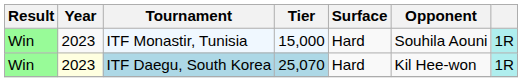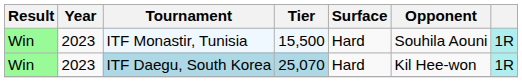(301, 40) 15,000 -> (301, 40) 15,500
(78, 64) lightyellow background -> (78, 64) no background
